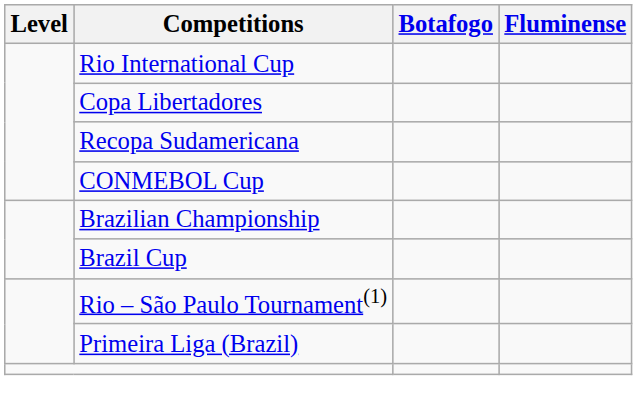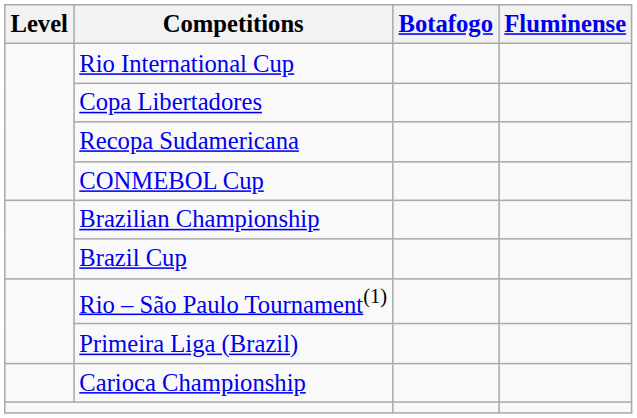+ row: (193, 382)
